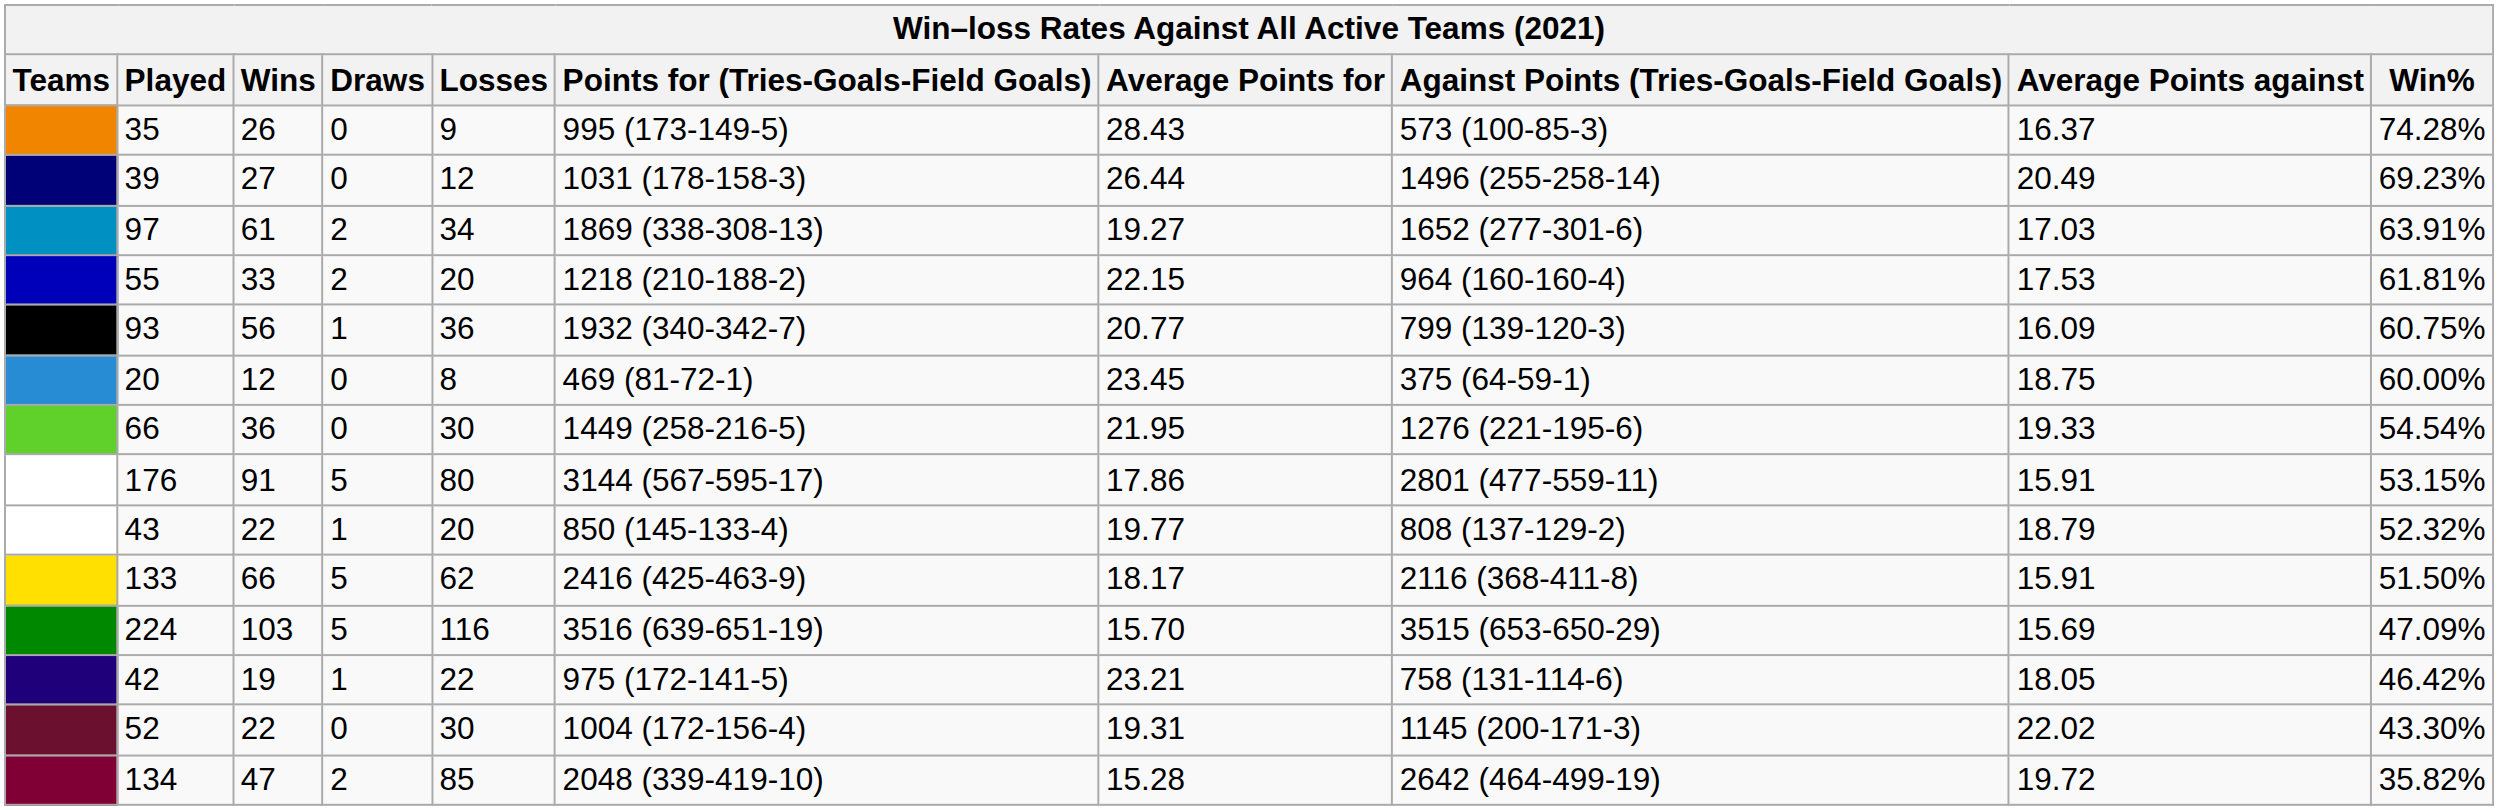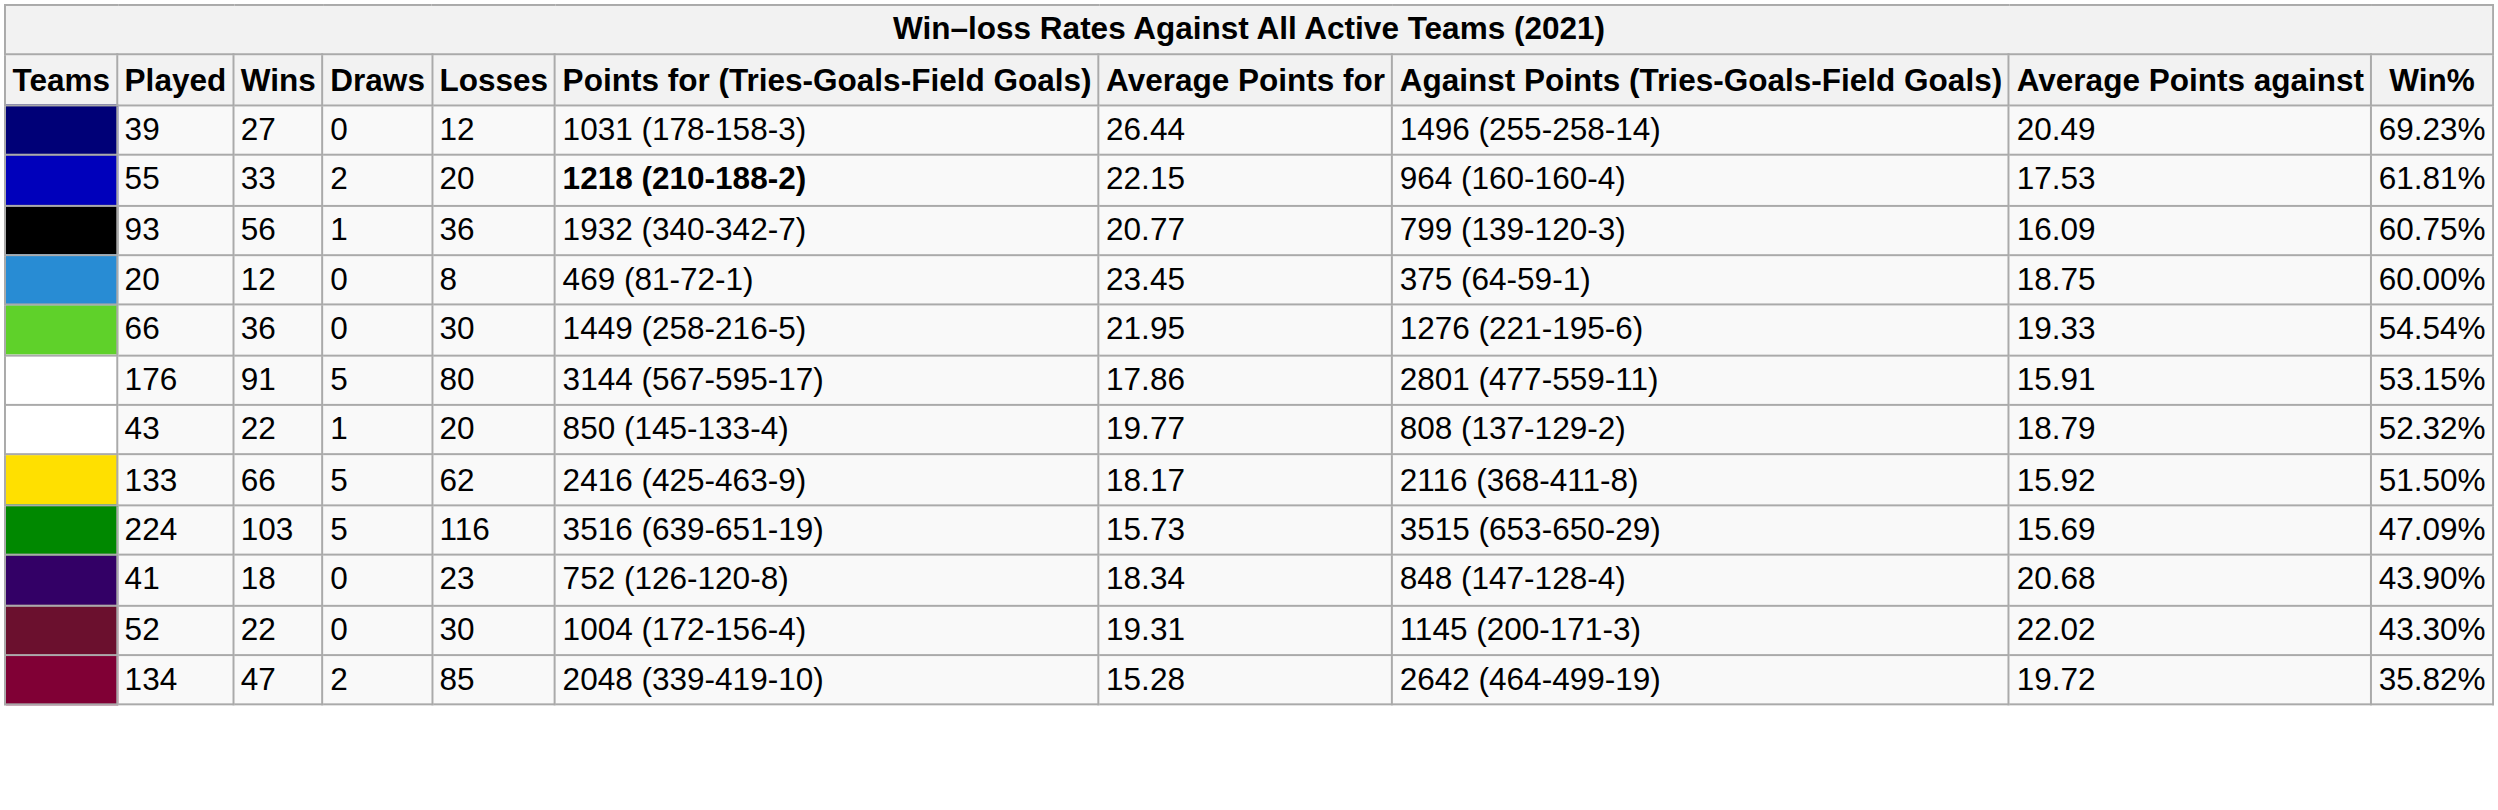- row: (142, 129)
- row: (142, 229)
(684, 279) normal -> (684, 179) bold
(2056, 579) 15.91 -> (2056, 479) 15.92
(1146, 629) 15.70 -> (1146, 529) 15.73
- row: (142, 679)
+ row: (142, 579)
